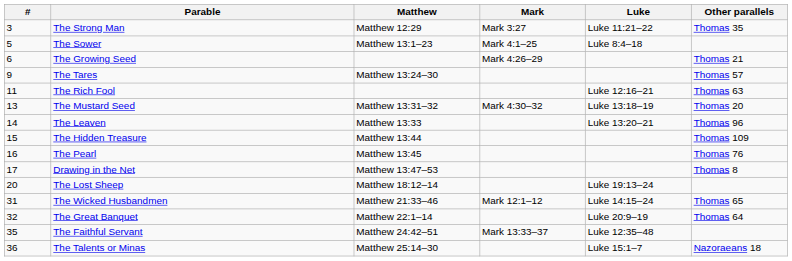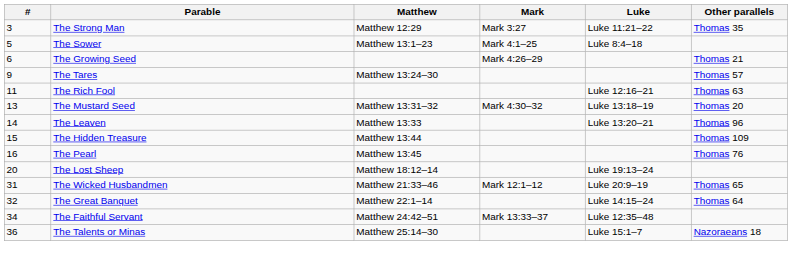- row: (94, 169)
(621, 201) Luke 14:15–24 -> (618, 185) Luke 20:9–19
(618, 216) Luke 20:9–19 -> (621, 201) Luke 14:15–24
(12, 232) 35 -> (12, 216) 34
